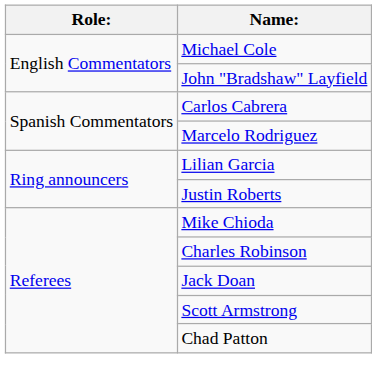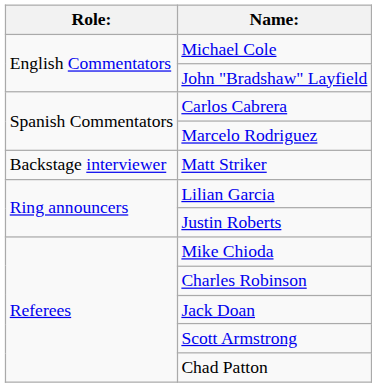+ row: (224, 164)
